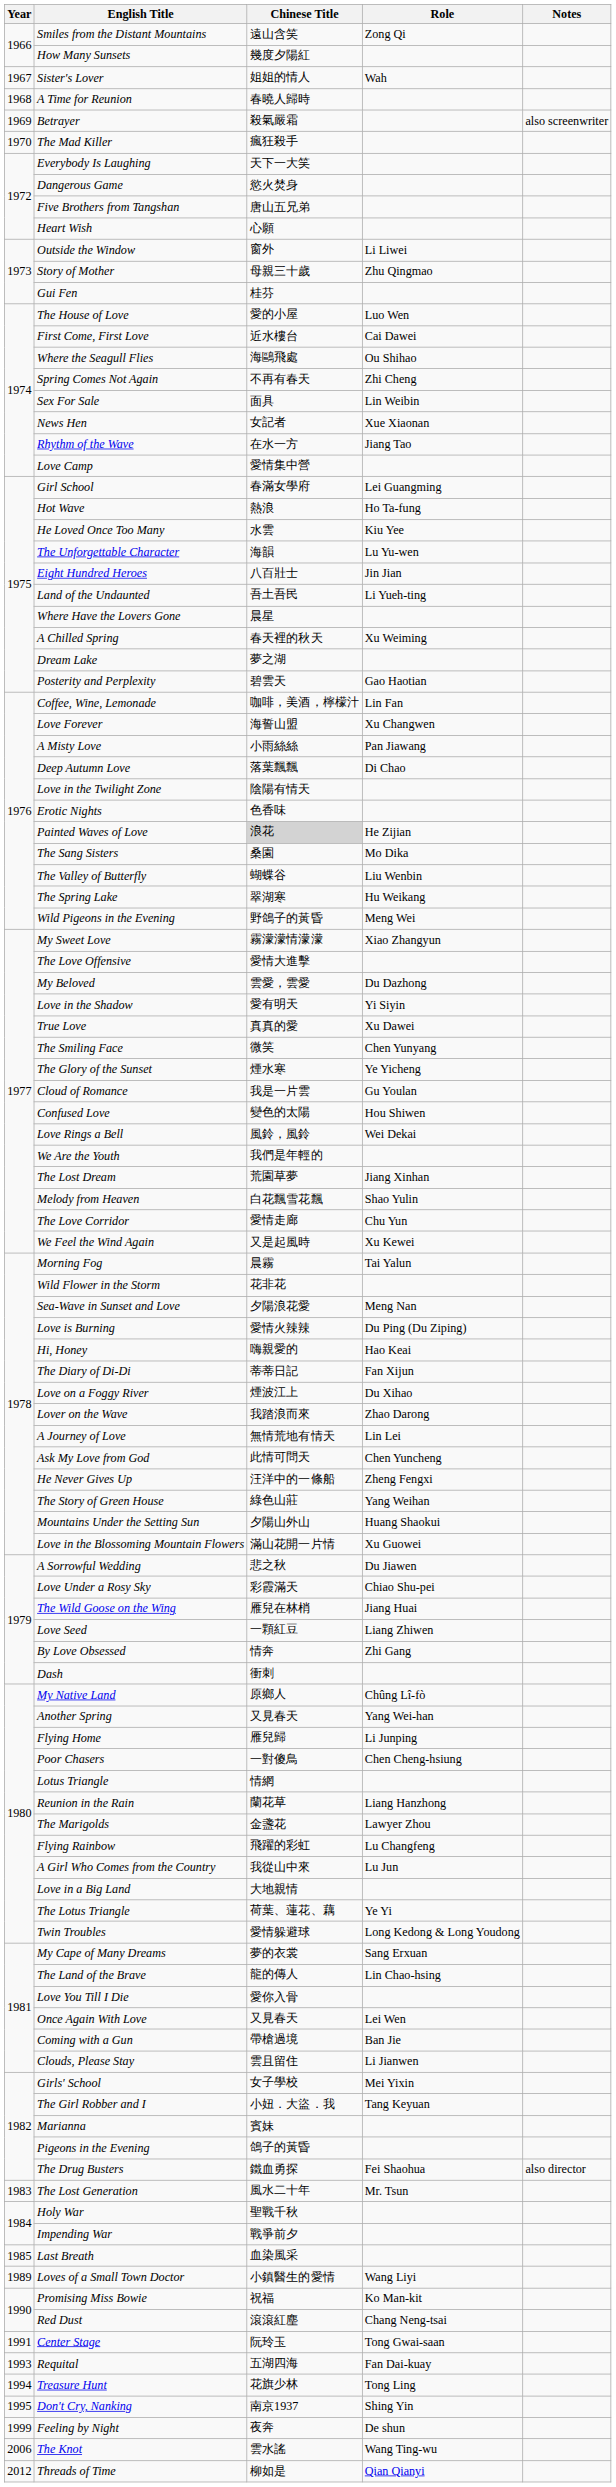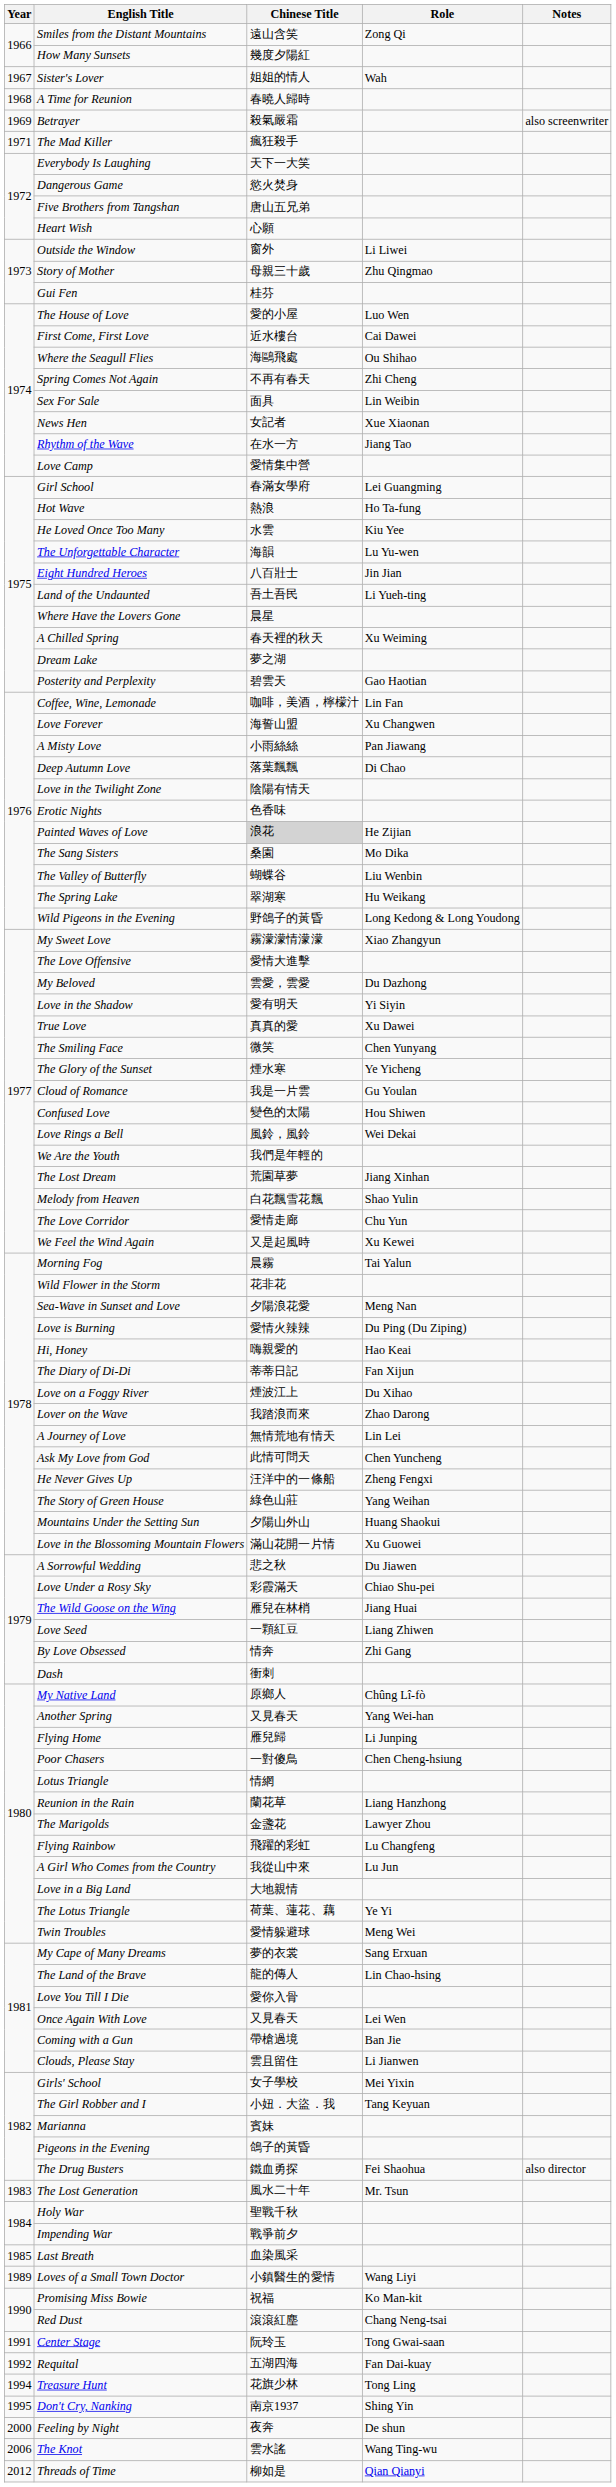(19, 142) 1970 -> (19, 142) 1971
(390, 918) Meng Wei -> (442, 918) Long Kedong & Long Youdong
(442, 1932) Long Kedong & Long Youdong -> (390, 1932) Meng Wei
(19, 2363) 1993 -> (19, 2363) 1992
(19, 2428) 1999 -> (19, 2428) 2000
